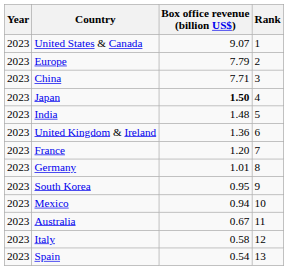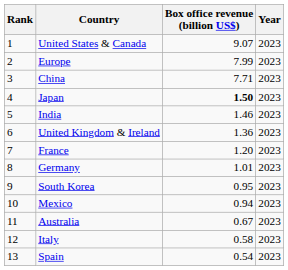columns swapped: (268, 19) <-> (18, 19)
(240, 61) 7.79 -> (243, 61) 7.99
(240, 114) 1.48 -> (243, 114) 1.46
